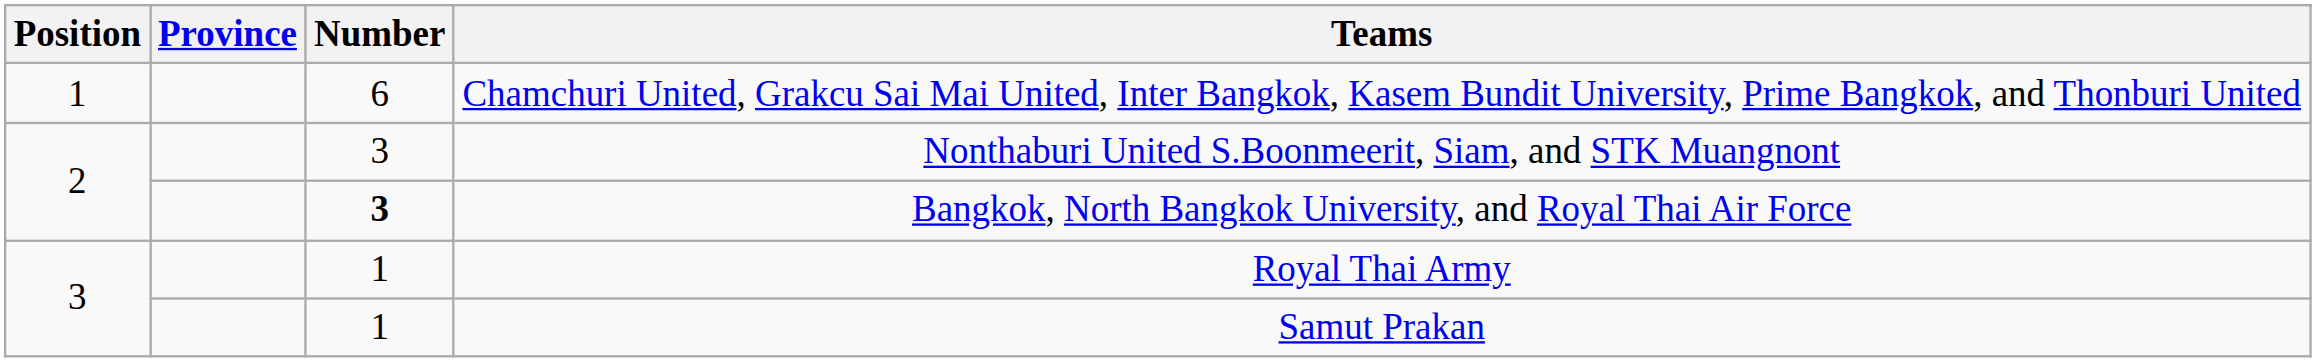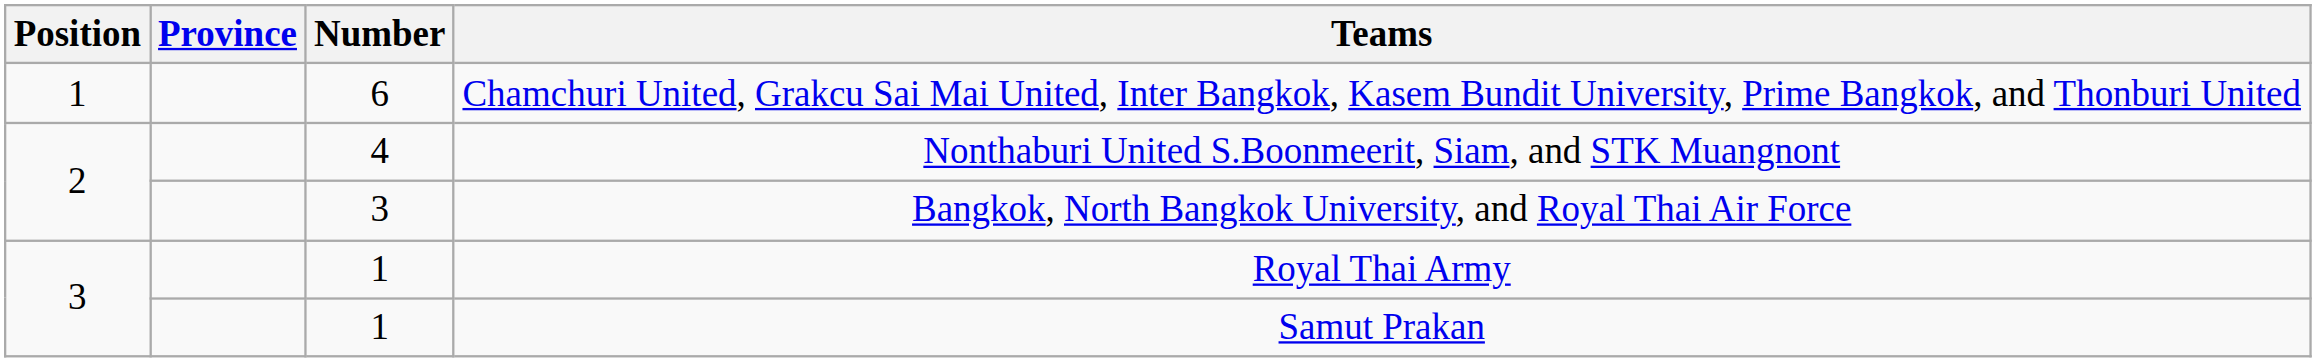(380, 151) 3 -> (380, 151) 4
(380, 209) bold -> (380, 209) normal
